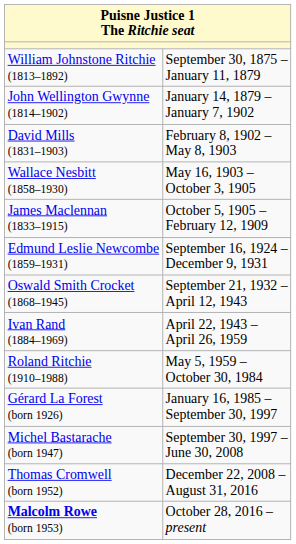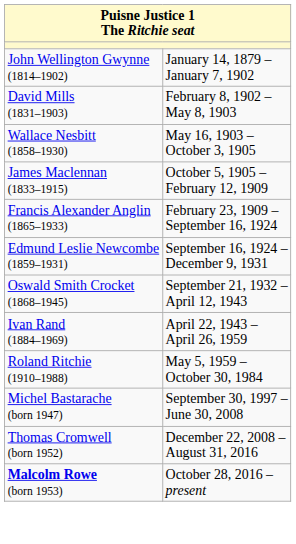- row: (82, 67)
+ row: (79, 218)
- row: (55, 407)
